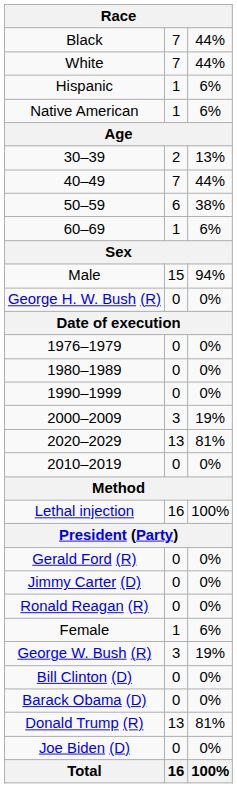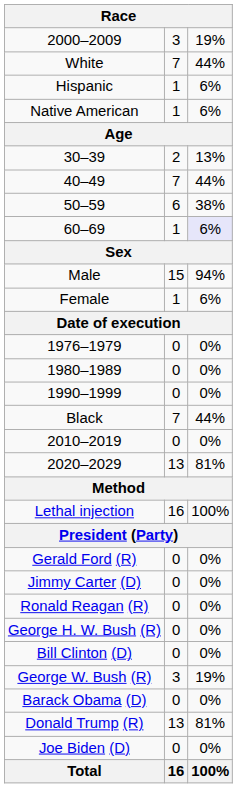rows swapped: (84, 39) <-> (84, 417)
(210, 228) no background -> (210, 228) lavender background
rows swapped: (84, 629) <-> (84, 299)
rows swapped: (84, 464) <-> (84, 441)
rows swapped: (84, 677) <-> (84, 653)
